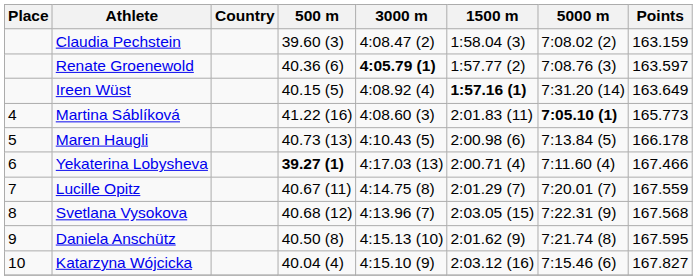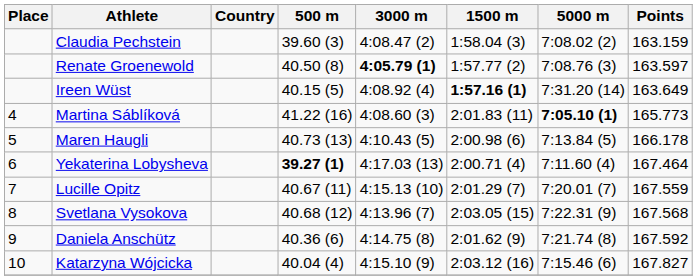(313, 66) 40.36 (6) -> (313, 66) 40.50 (8)
(660, 164) 167.466 -> (660, 164) 167.464
(397, 189) 4:14.75 (8) -> (401, 189) 4:15.13 (10)
(313, 238) 40.50 (8) -> (313, 238) 40.36 (6)
(401, 238) 4:15.13 (10) -> (397, 238) 4:14.75 (8)
(660, 238) 167.595 -> (660, 238) 167.592
